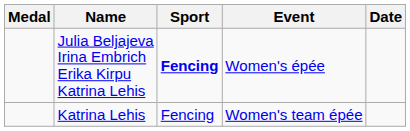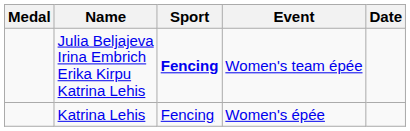(275, 66) Women's épée -> (294, 66) Women's team épée
(294, 115) Women's team épée -> (275, 115) Women's épée
